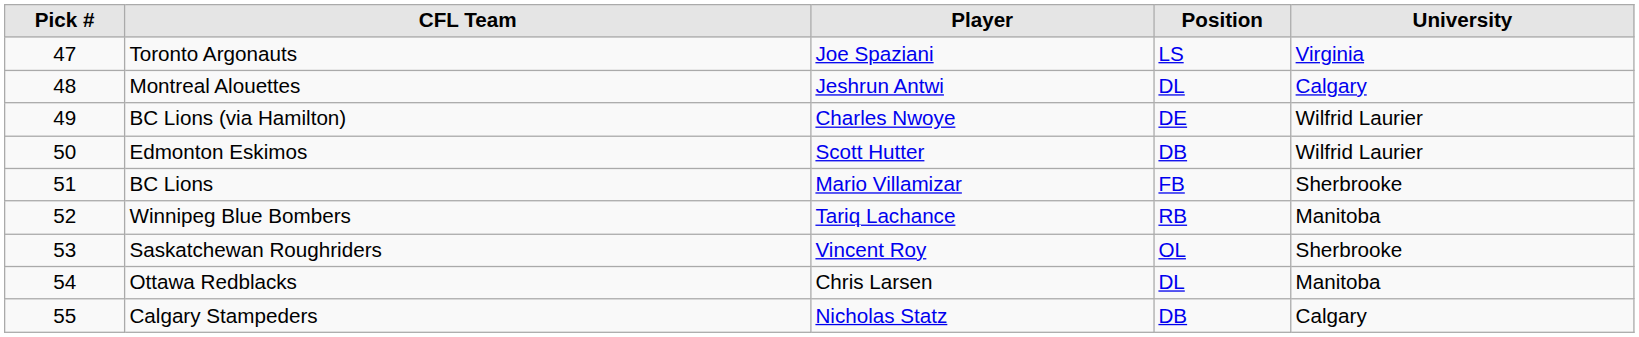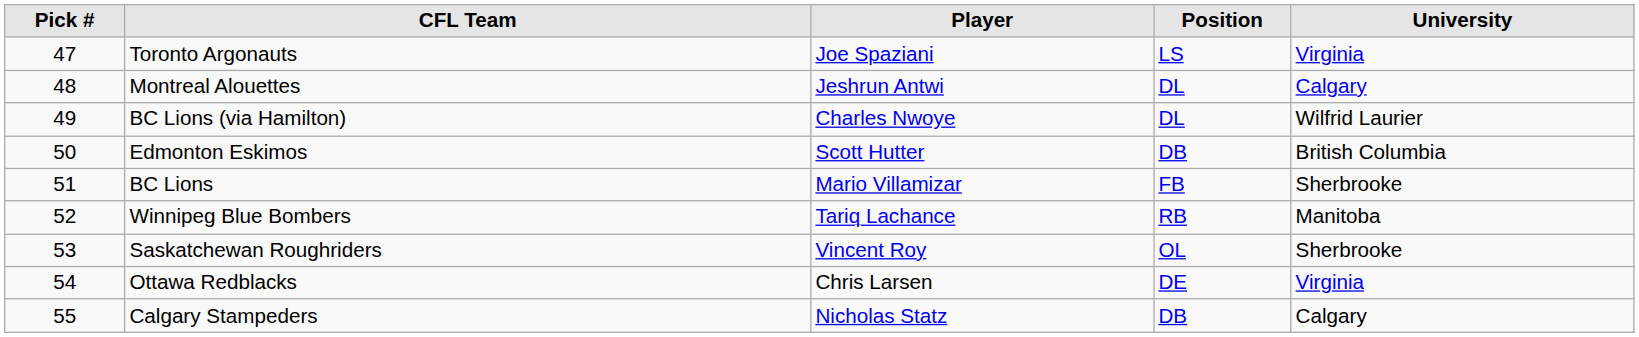(1173, 119) DE -> (1172, 119) DL
(1359, 151) Wilfrid Laurier -> (1371, 151) British Columbia
(1172, 282) DL -> (1173, 282) DE
(1338, 282) Manitoba -> (1330, 282) Virginia
